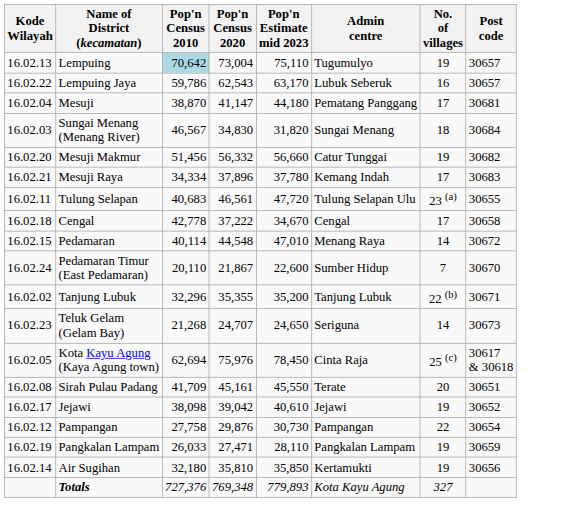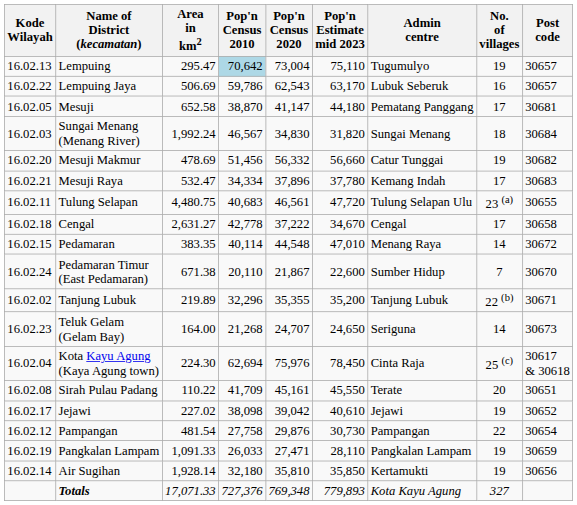+ column: (190, 30)
(29, 103) 16.02.04 -> (29, 106) 16.02.05
(29, 360) 16.02.05 -> (29, 363) 16.02.04
